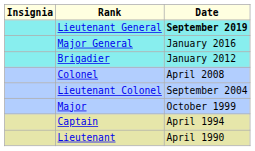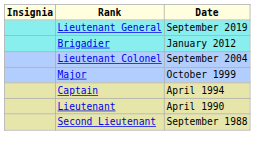(207, 28) bold -> (207, 28) normal
- row: (95, 44)
- row: (78, 75)
+ row: (107, 122)
